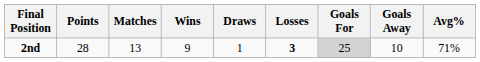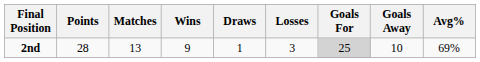(292, 48) bold -> (292, 48) normal
(449, 48) 71% -> (449, 48) 69%
